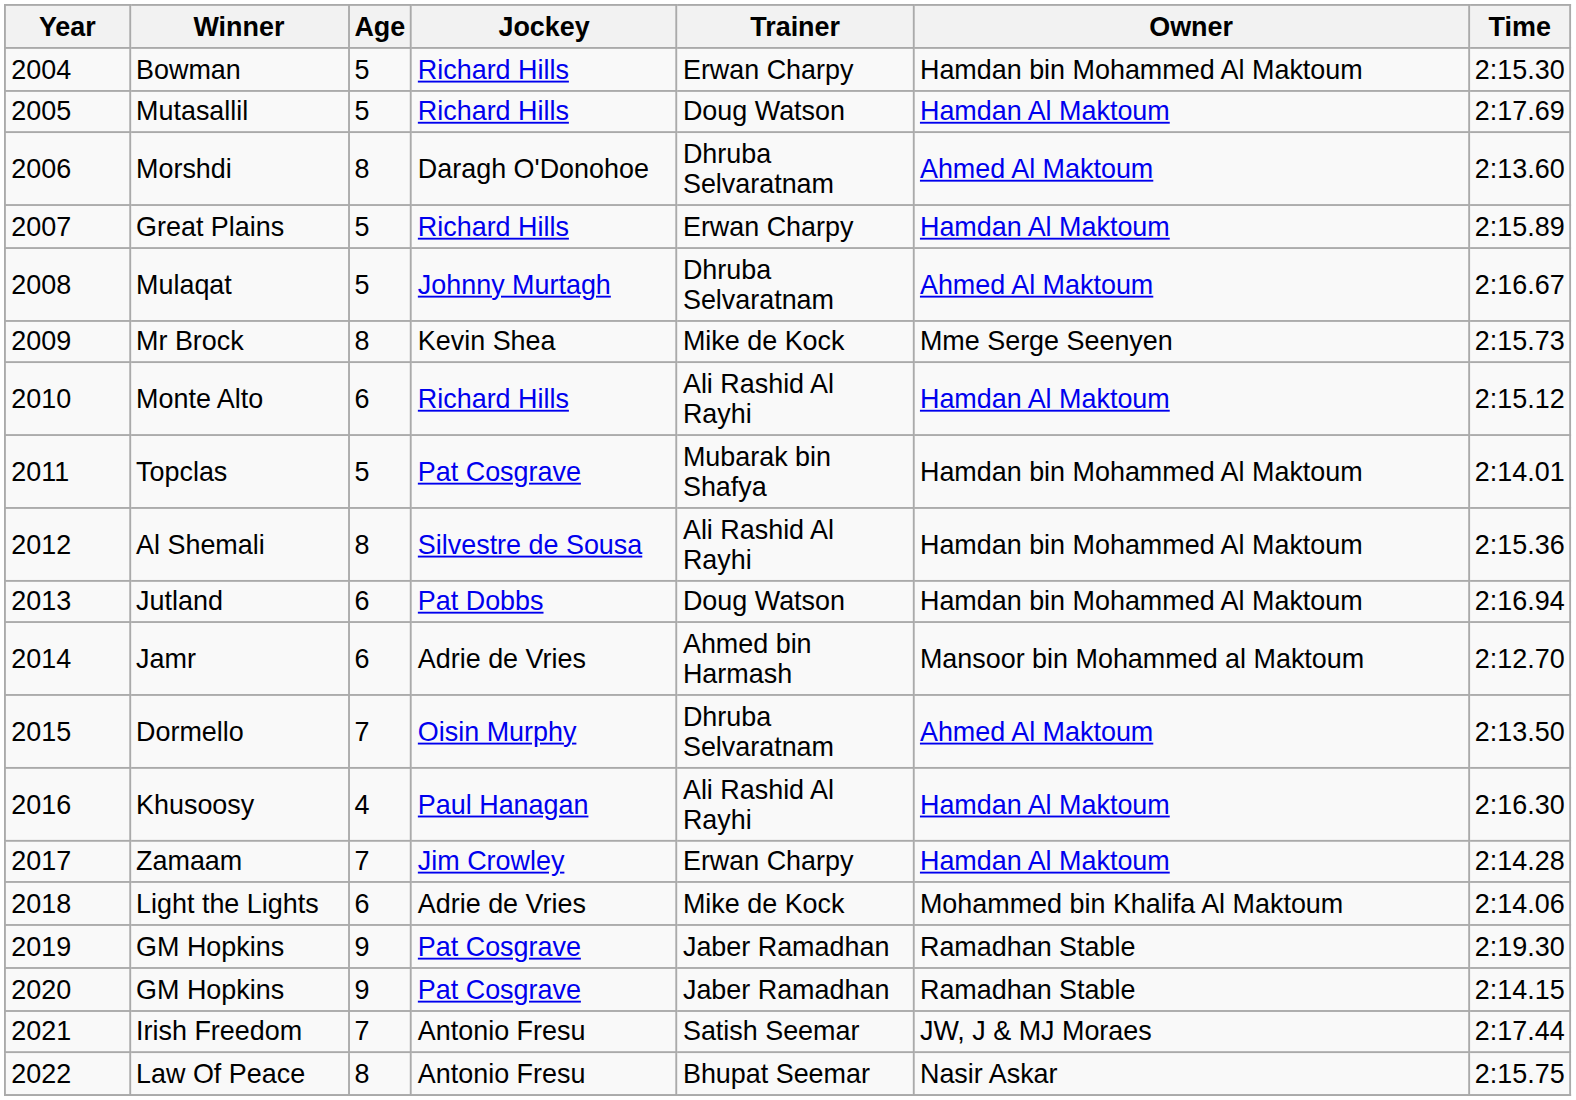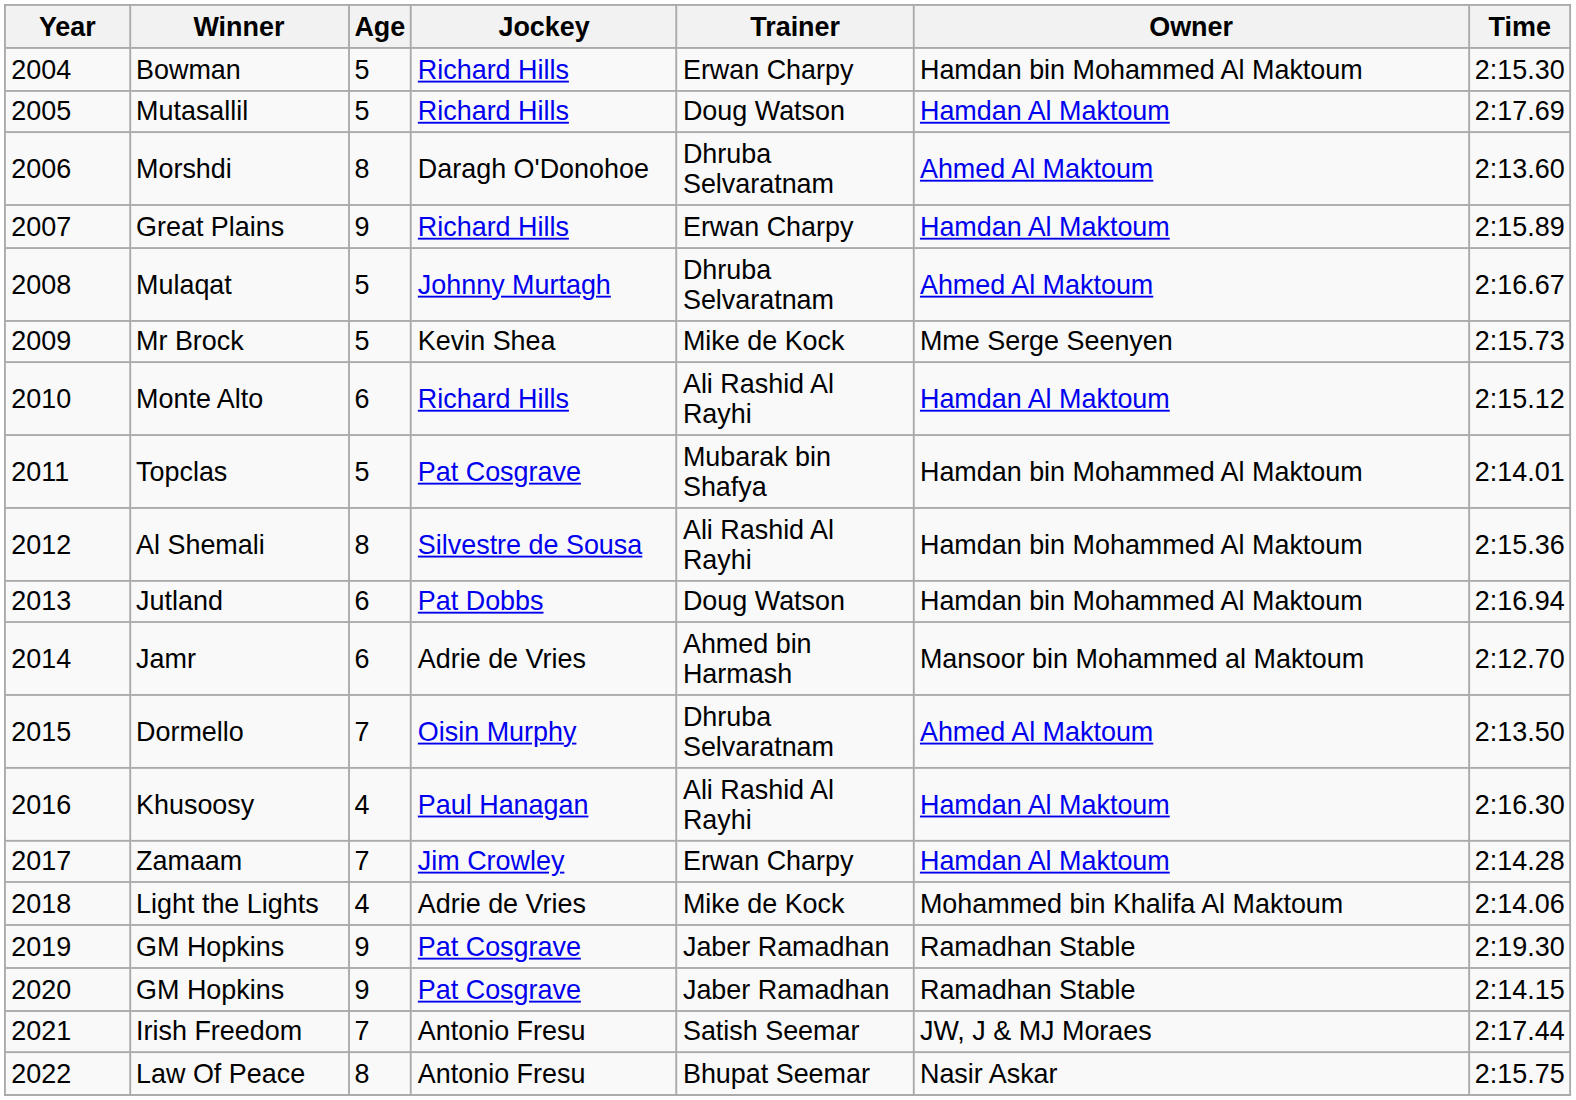(362, 227) 5 -> (362, 227) 9
(362, 342) 8 -> (362, 342) 5
(362, 904) 6 -> (362, 904) 4
